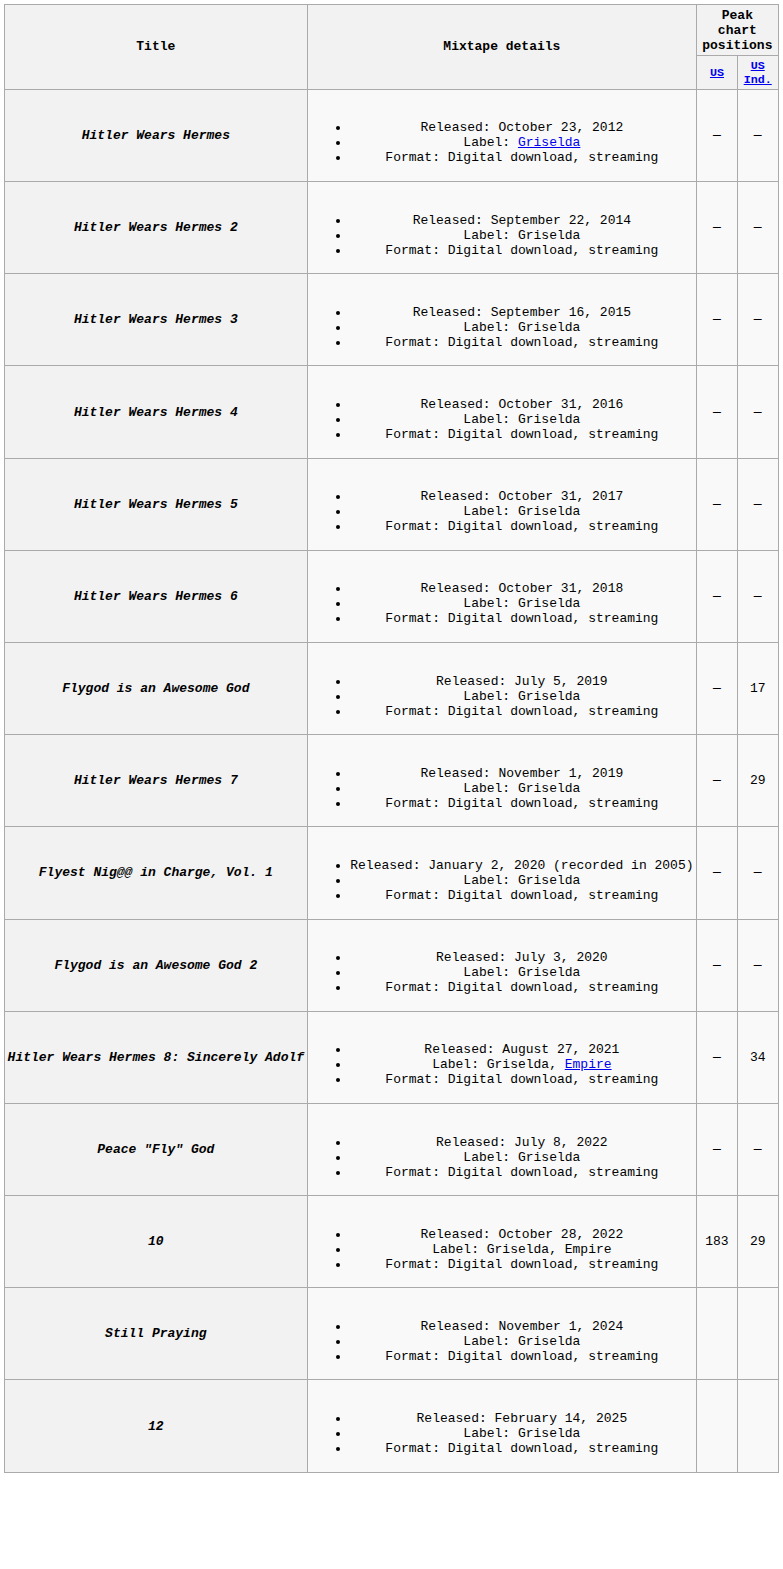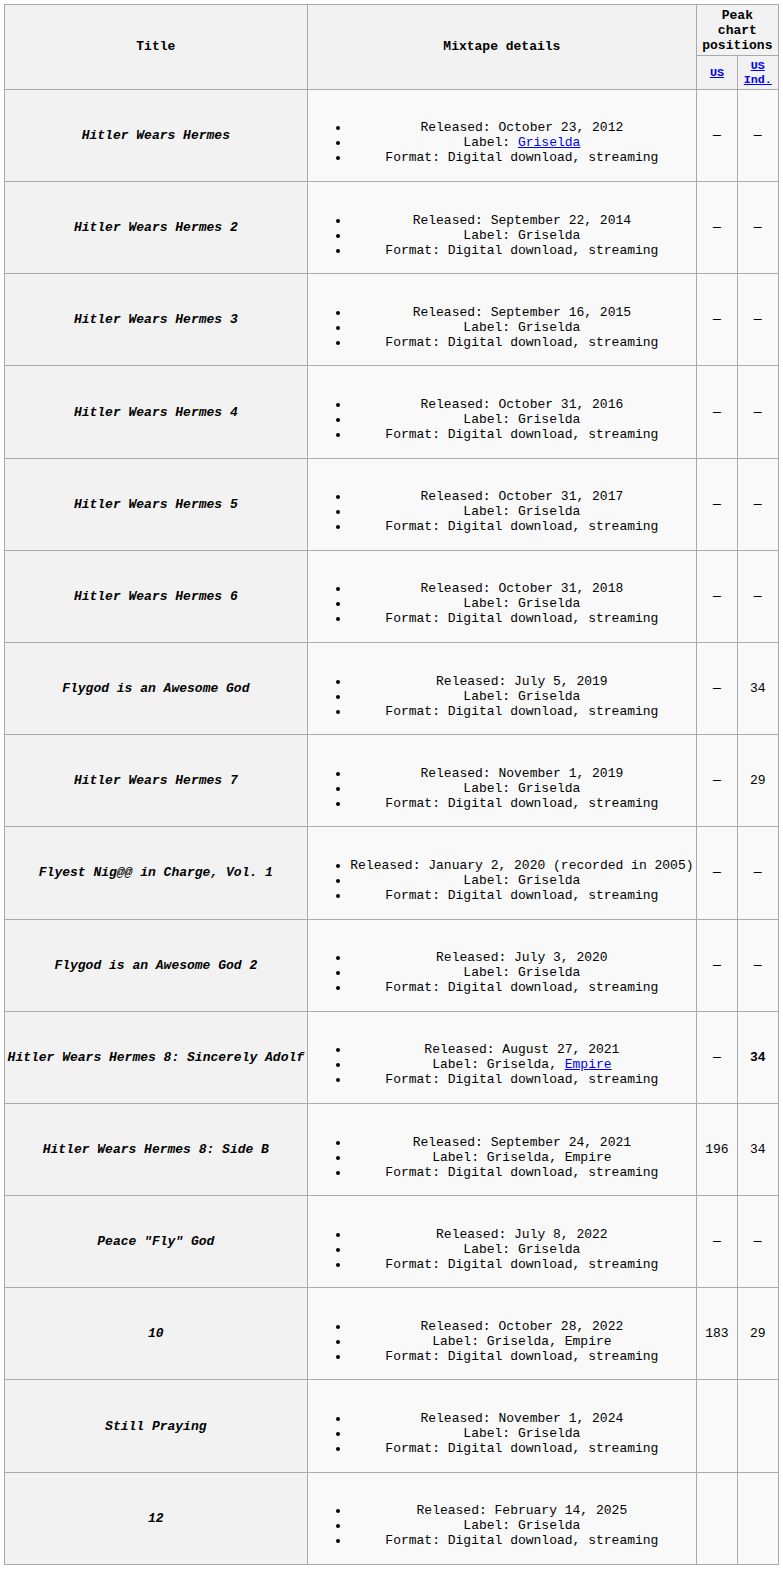(758, 689) 17 -> (758, 689) 34
(758, 1057) normal -> (758, 1057) bold
+ row: (156, 1150)
